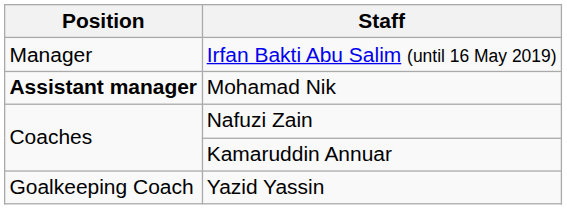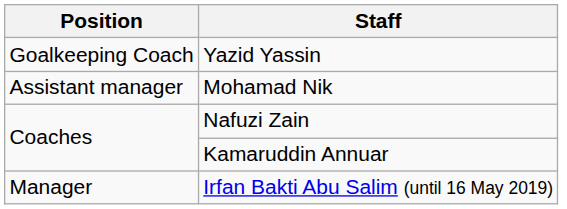rows swapped: (382, 54) <-> (266, 187)
(103, 87) bold -> (96, 87) normal
